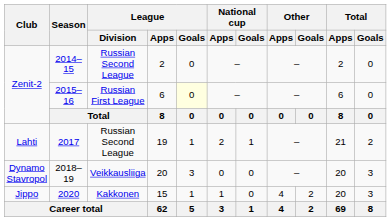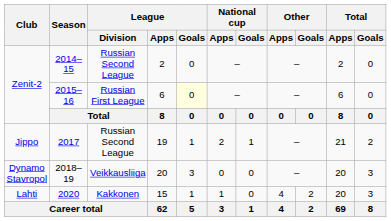(27, 142) Lahti -> (27, 142) Jippo
(27, 194) Jippo -> (27, 194) Lahti
